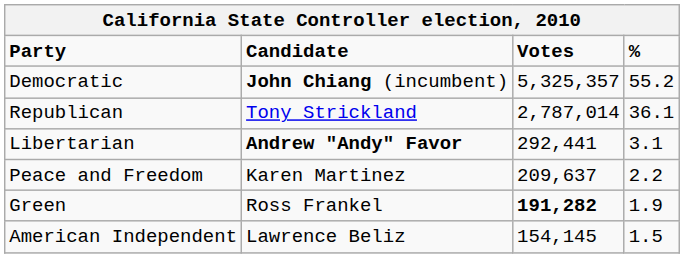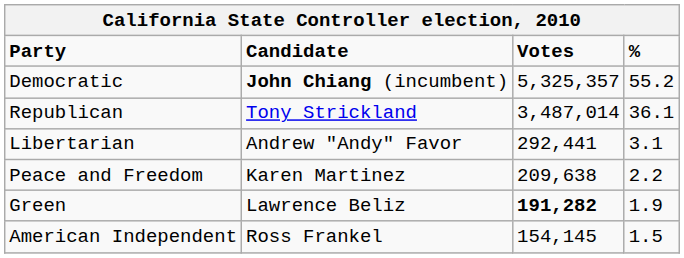(568, 113) 2,787,014 -> (568, 113) 3,487,014
(354, 144) bold -> (354, 144) normal
(557, 175) 209,637 -> (557, 175) 209,638
(314, 206) Ross Frankel -> (326, 206) Lawrence Beliz
(326, 237) Lawrence Beliz -> (314, 237) Ross Frankel
